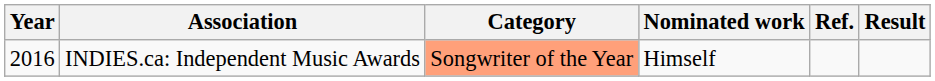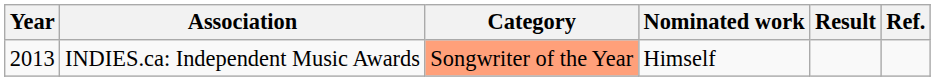columns swapped: (895, 22) <-> (835, 22)
(32, 57) 2016 -> (32, 57) 2013
